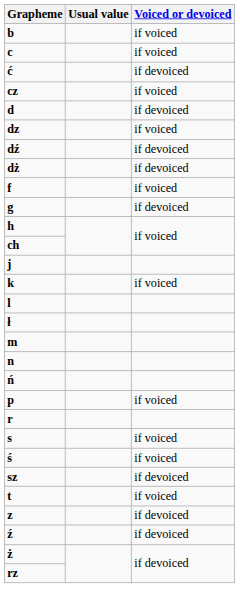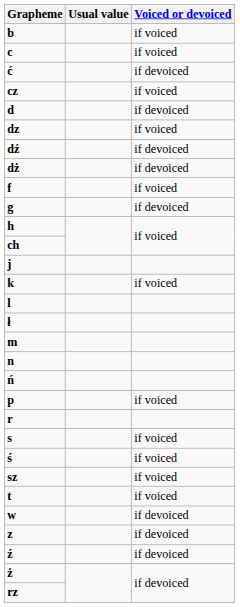(161, 476) if devoiced -> (156, 476) if voiced
+ row: (12, 515)
